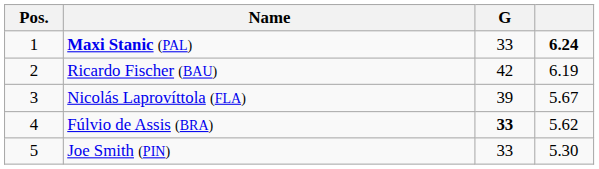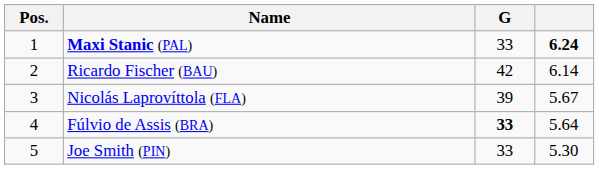(564, 71) 6.19 -> (564, 71) 6.14
(564, 124) 5.62 -> (564, 124) 5.64
